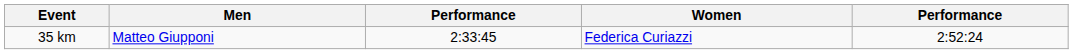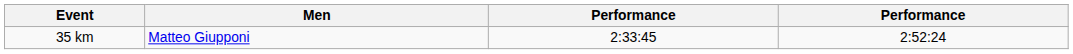- column: (717, 16)
